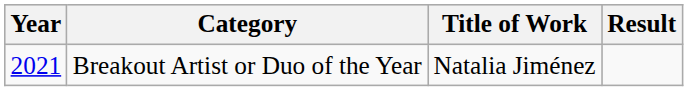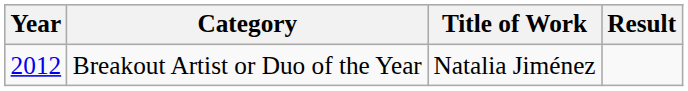(36, 64) 2021 -> (36, 64) 2012
